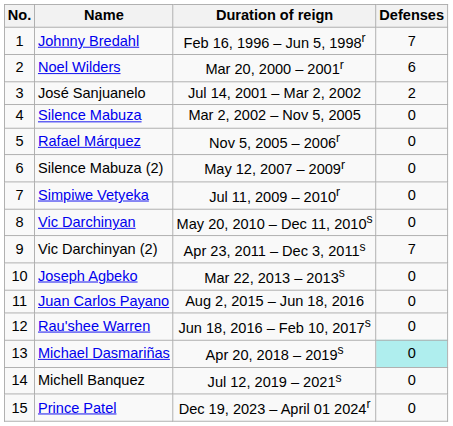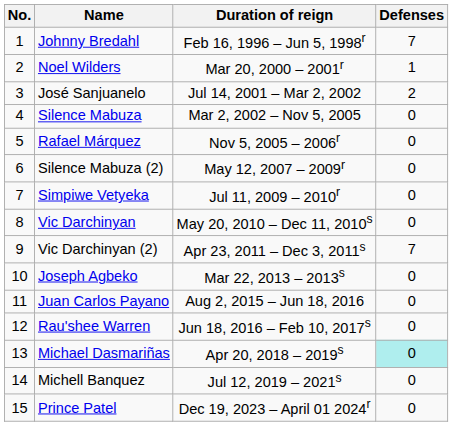(412, 68) 6 -> (412, 68) 1
